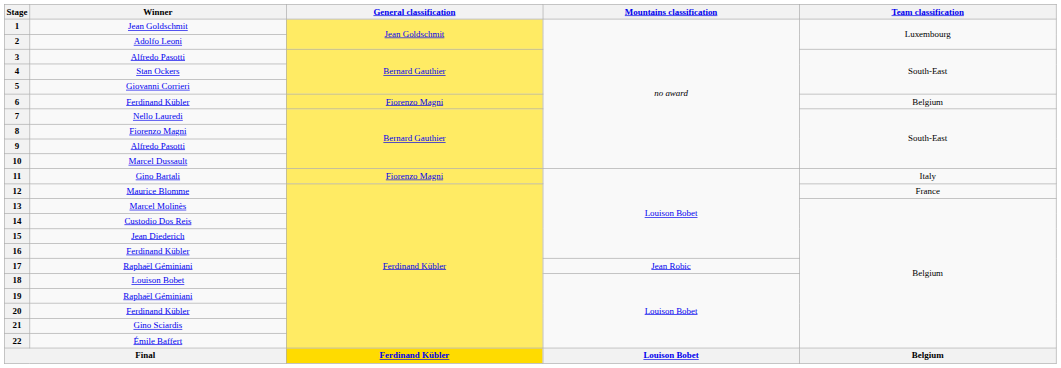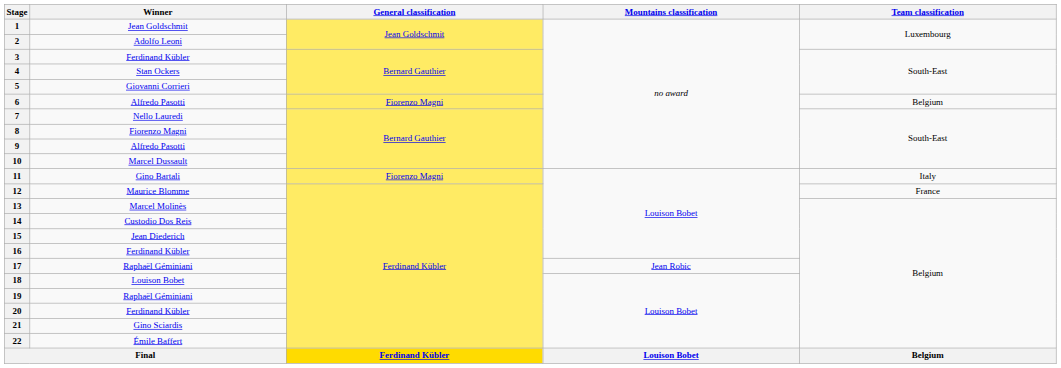(158, 57) Alfredo Pasotti -> (158, 57) Ferdinand Kübler
(158, 101) Ferdinand Kübler -> (158, 101) Alfredo Pasotti
